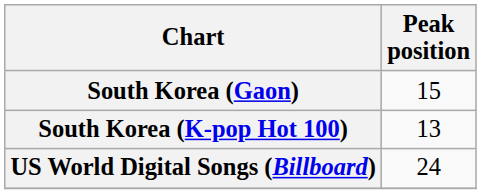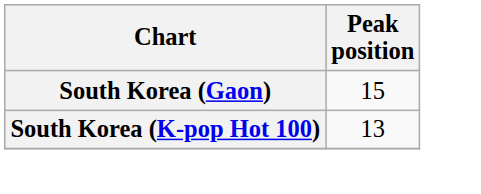- row: (193, 167)
